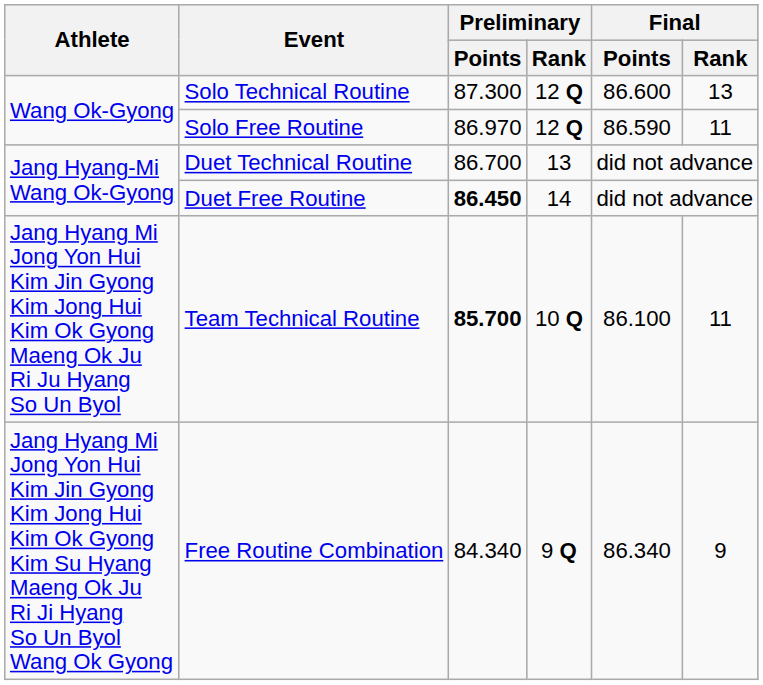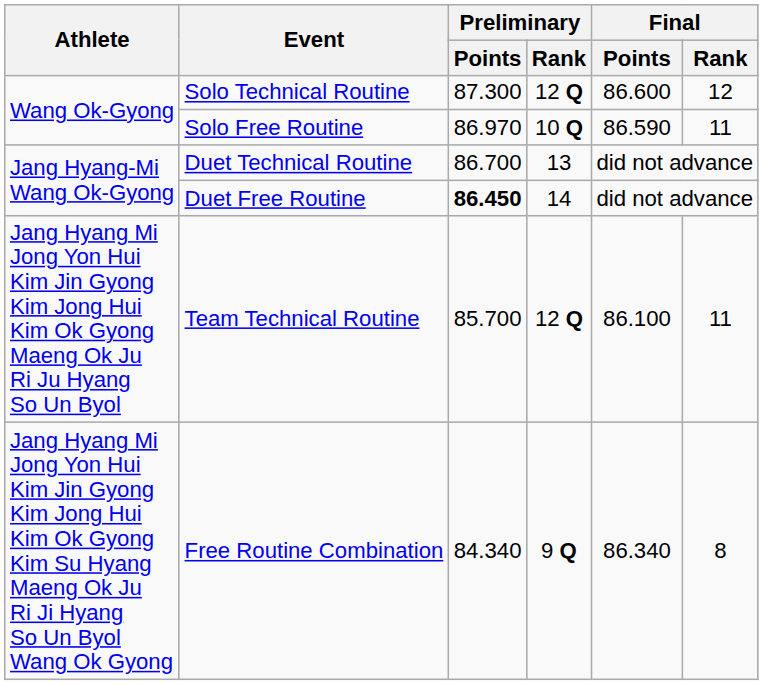(720, 93) 13 -> (720, 93) 12
(559, 128) 12 Q -> (559, 128) 10 Q
(488, 319) bold -> (488, 319) normal
(559, 319) 10 Q -> (559, 319) 12 Q
(720, 551) 9 -> (720, 551) 8
